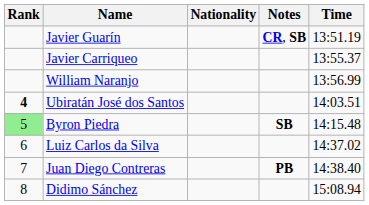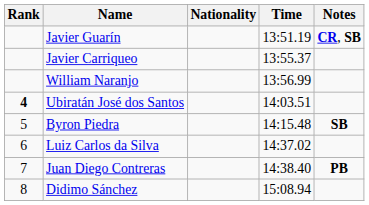columns swapped: (337, 15) <-> (284, 15)
(24, 124) lightgreen background -> (24, 124) no background
